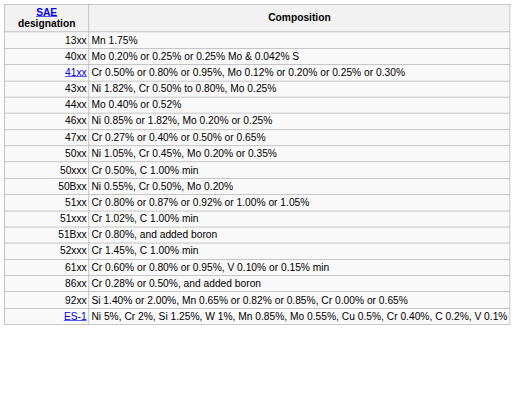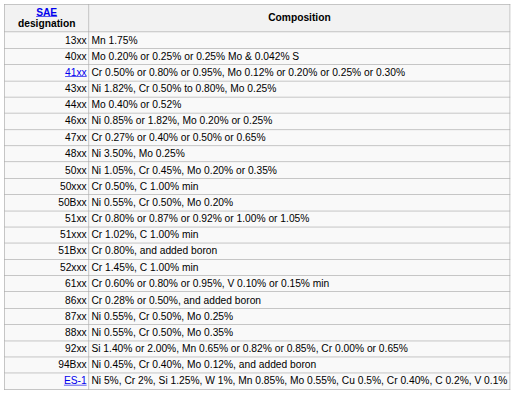+ row: (76, 154)
+ row: (76, 316)
+ row: (76, 332)
+ row: (72, 365)
